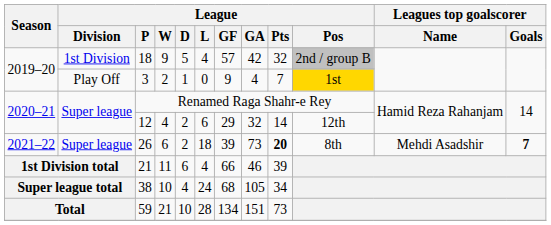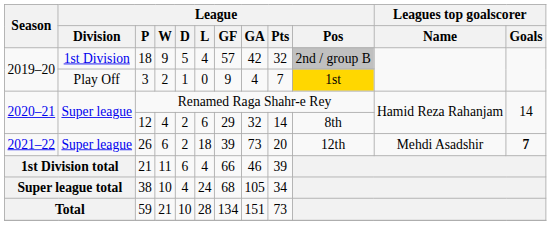(333, 123) 12th -> (333, 123) 8th
(280, 144) bold -> (280, 144) normal
(333, 144) 8th -> (333, 144) 12th
